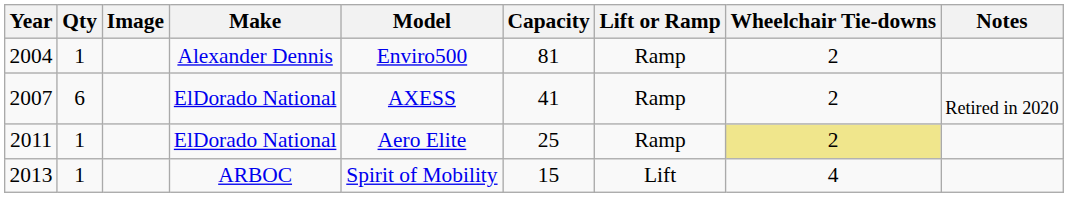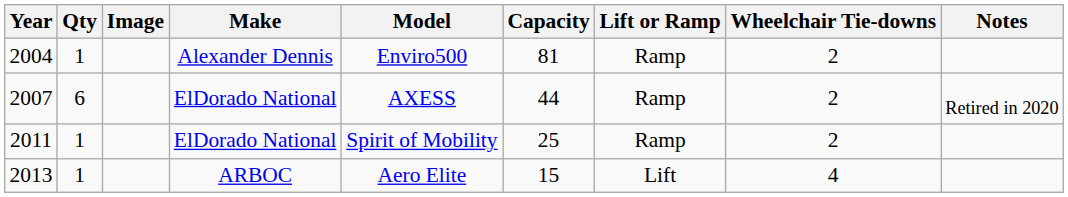(549, 98) 41 -> (549, 98) 44
(422, 141) Aero Elite -> (422, 141) Spirit of Mobility
(833, 141) khaki background -> (833, 141) no background
(422, 175) Spirit of Mobility -> (422, 175) Aero Elite
